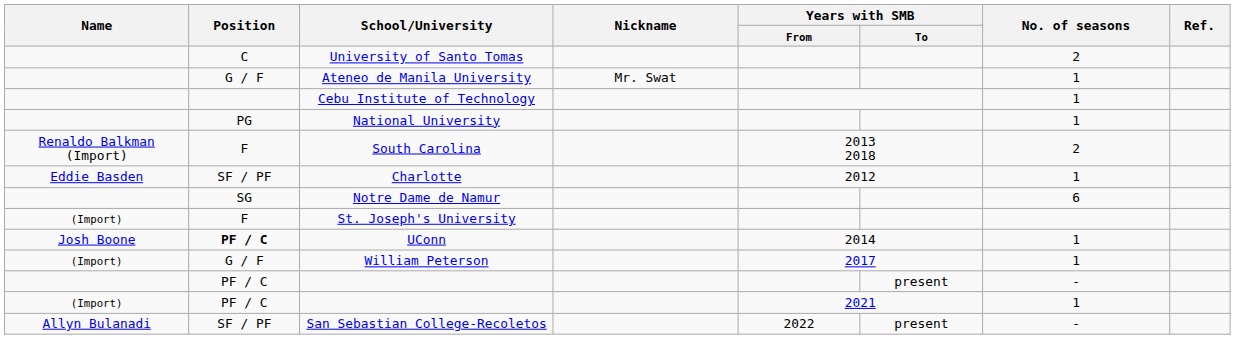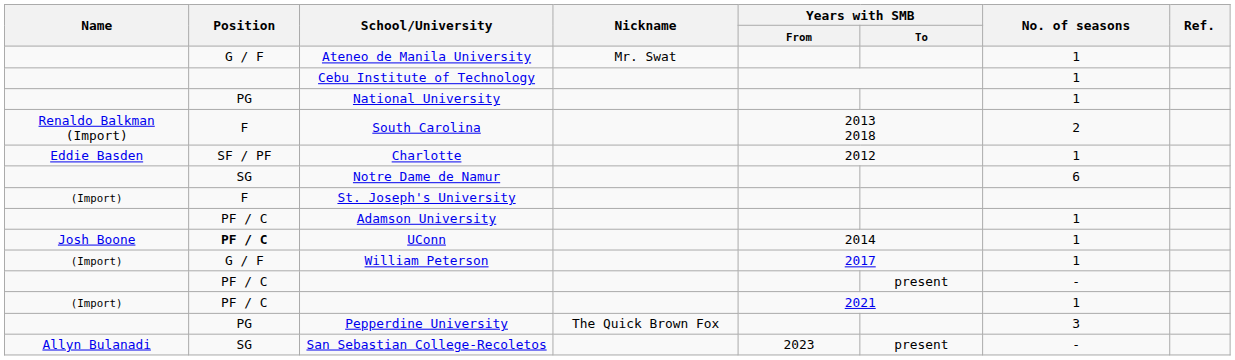- row: (97, 57)
+ row: (97, 219)
+ row: (97, 323)
(244, 323) SF / PF -> (244, 344) SG
(799, 323) 2022 -> (799, 344) 2023
